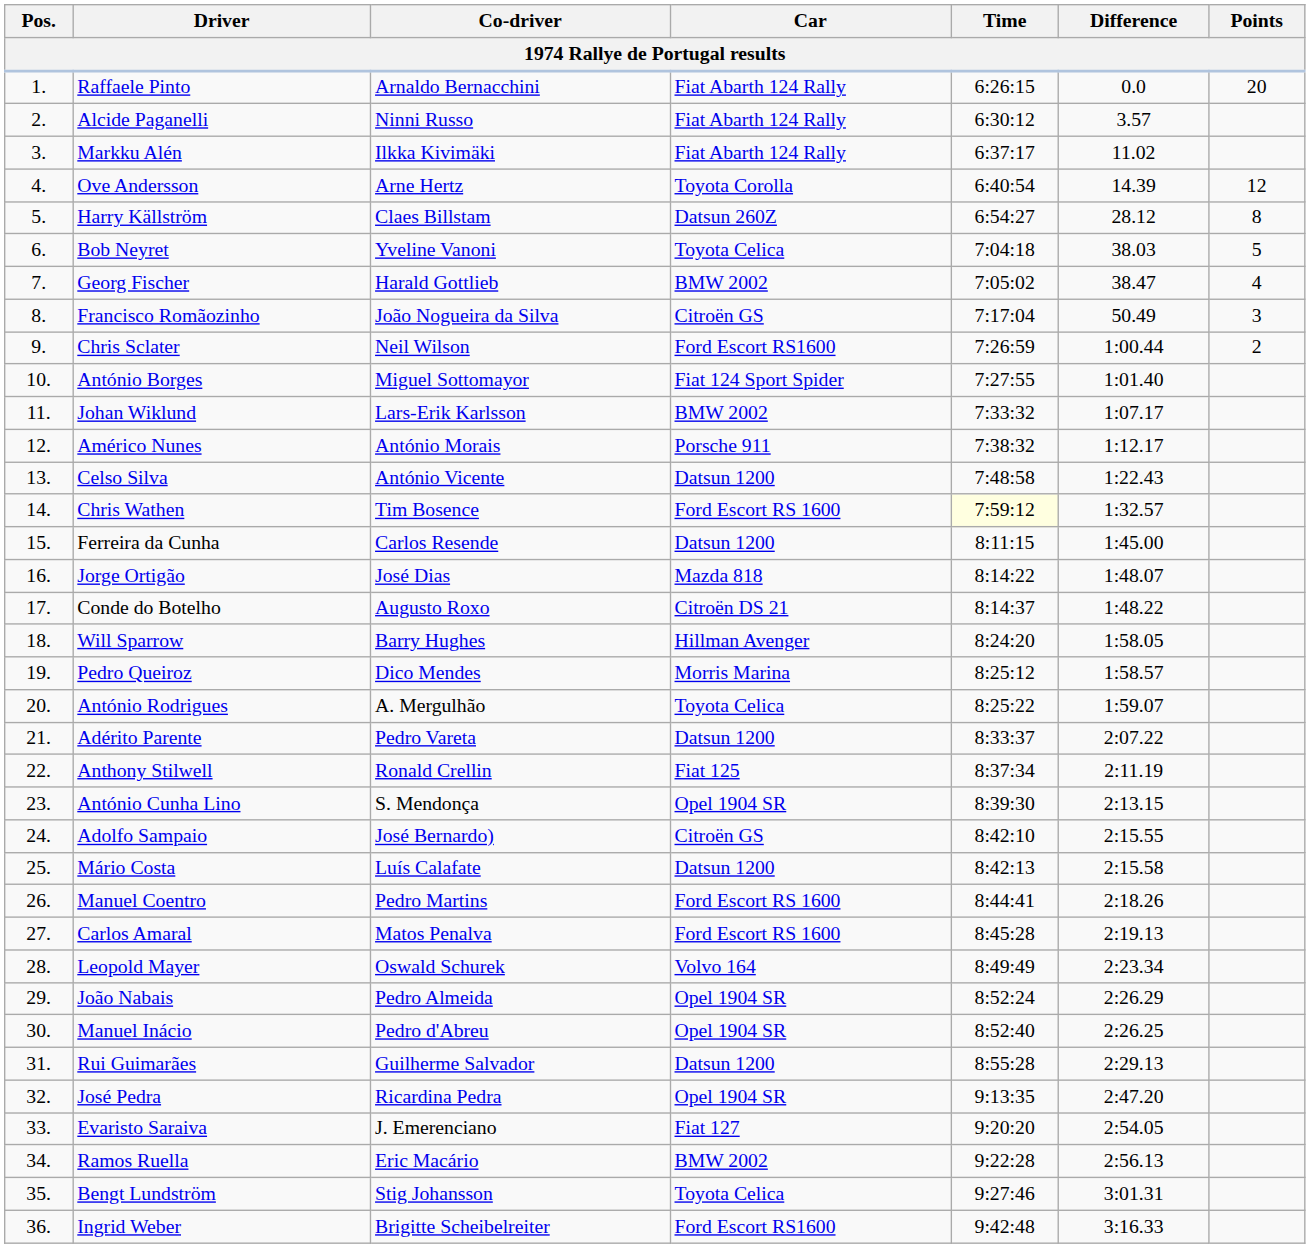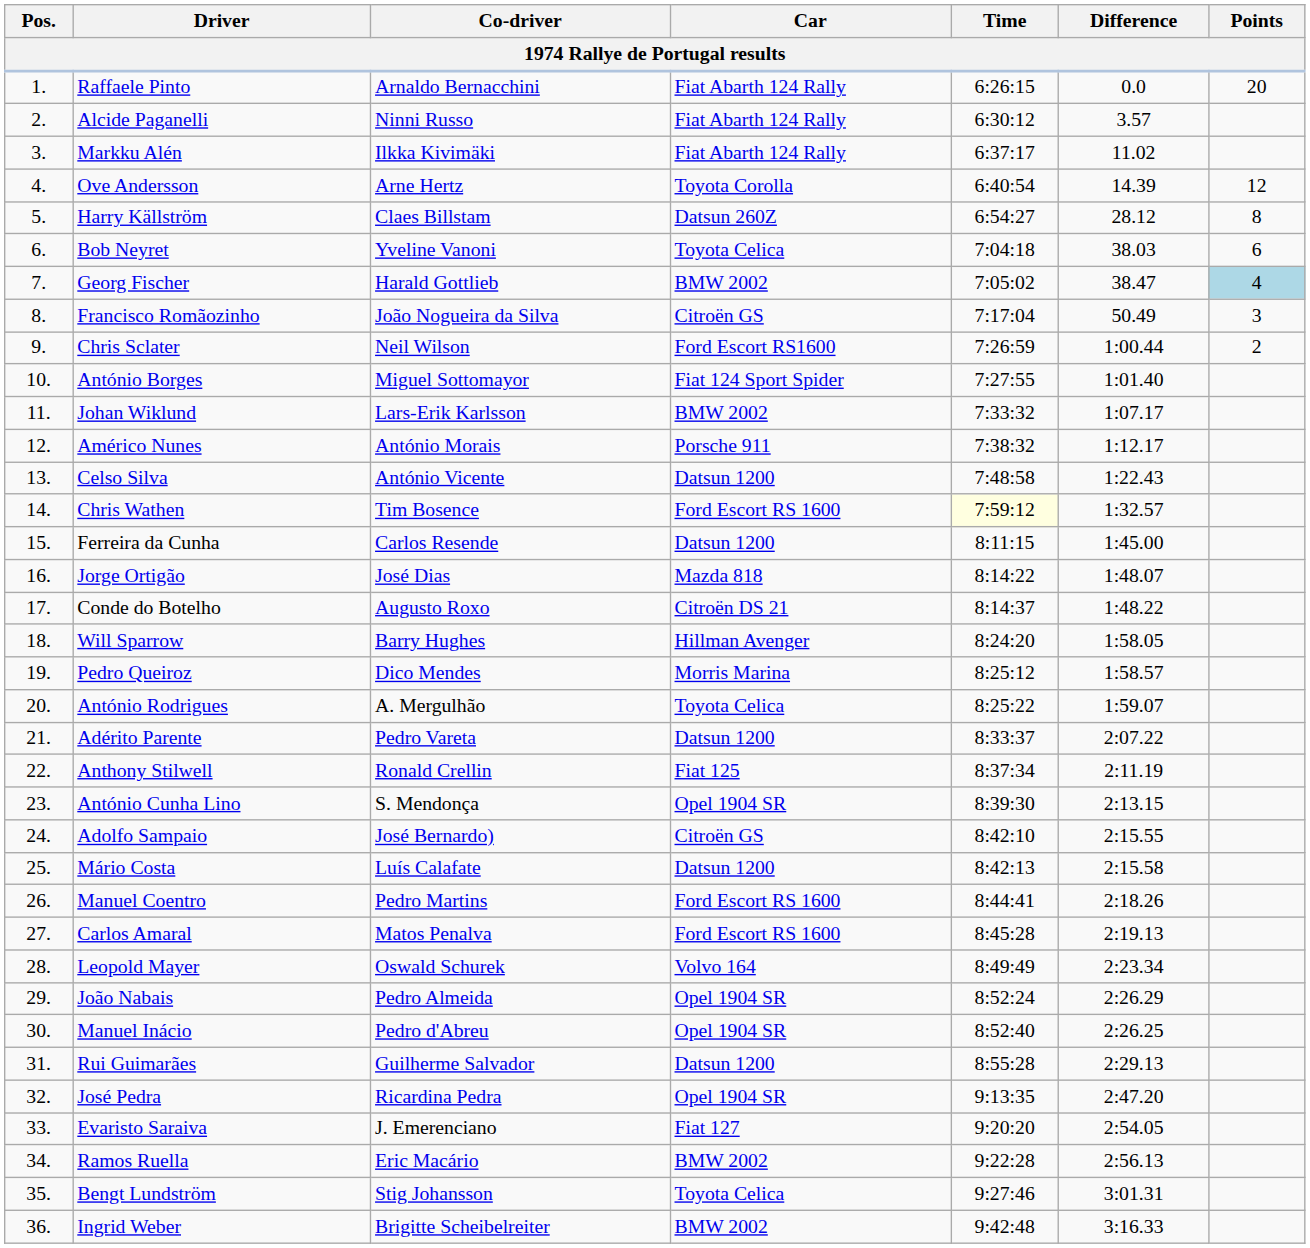(1257, 250) 5 -> (1257, 250) 6
(1257, 282) no background -> (1257, 282) lightblue background
(755, 1226) Ford Escort RS1600 -> (721, 1226) BMW 2002
